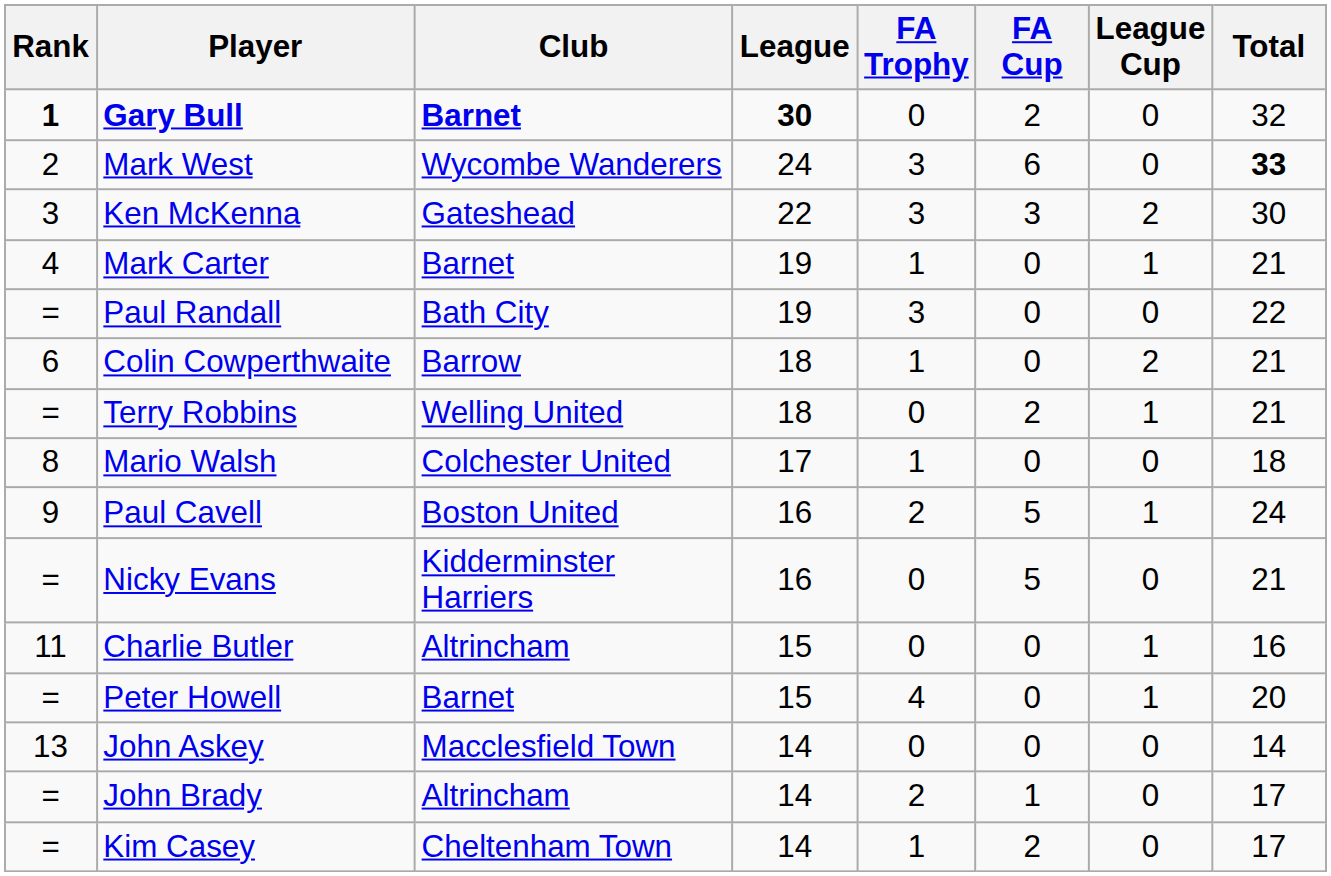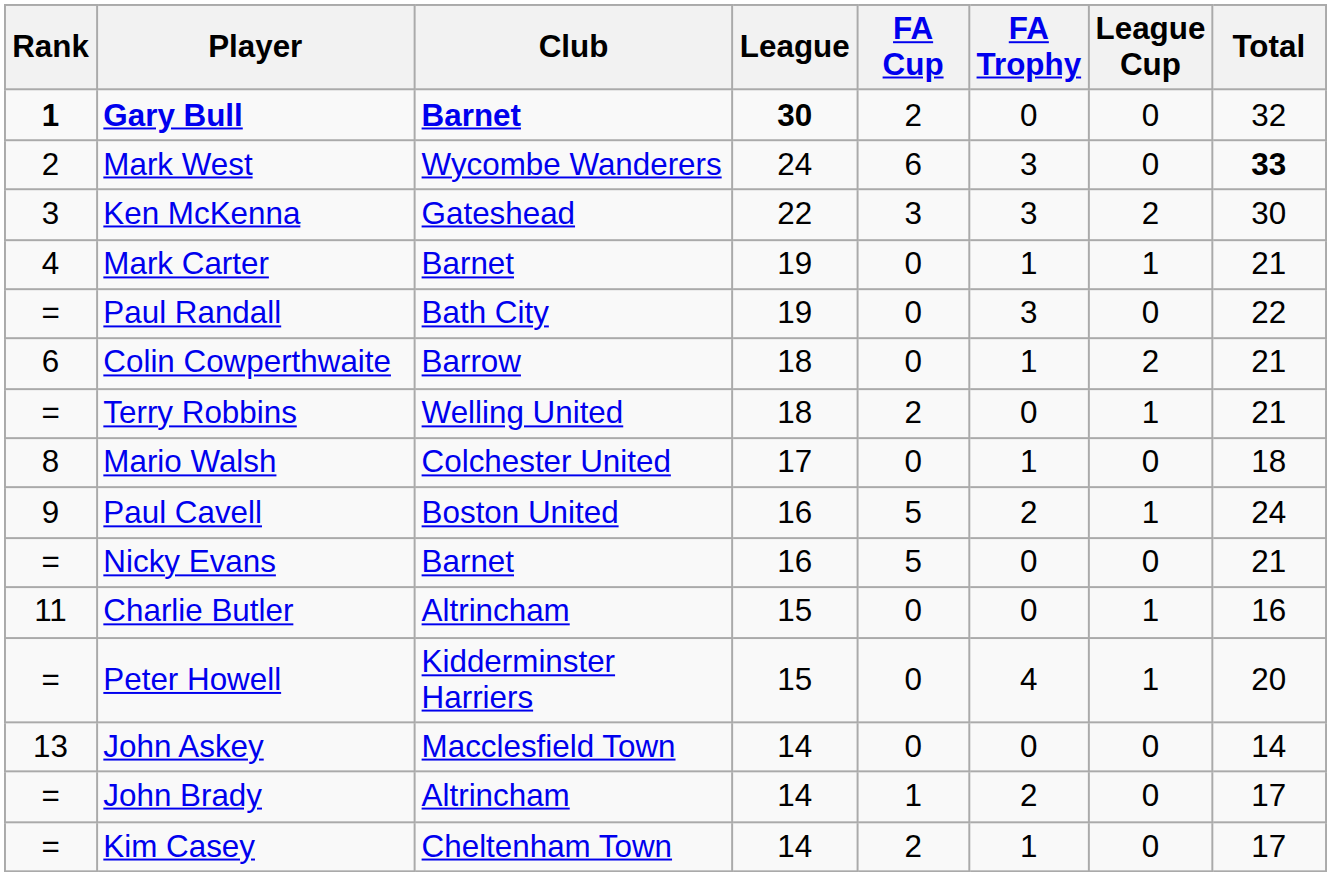columns swapped: (1032, 47) <-> (916, 47)
(518, 579) Kidderminster Harriers -> (468, 561) Barnet
(468, 696) Barnet -> (518, 679) Kidderminster Harriers
